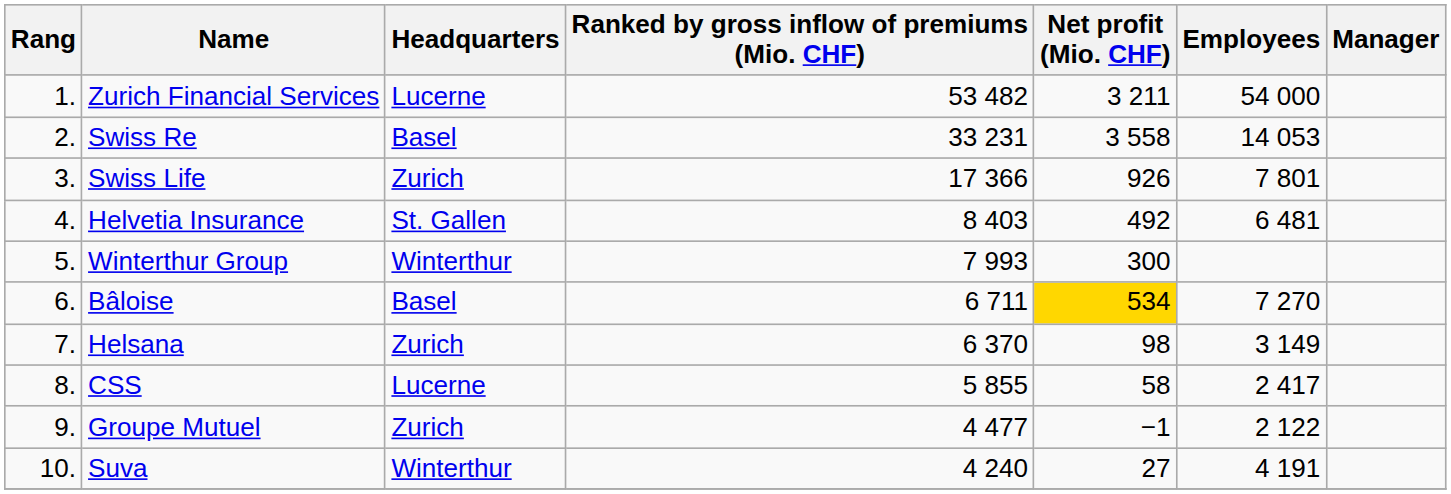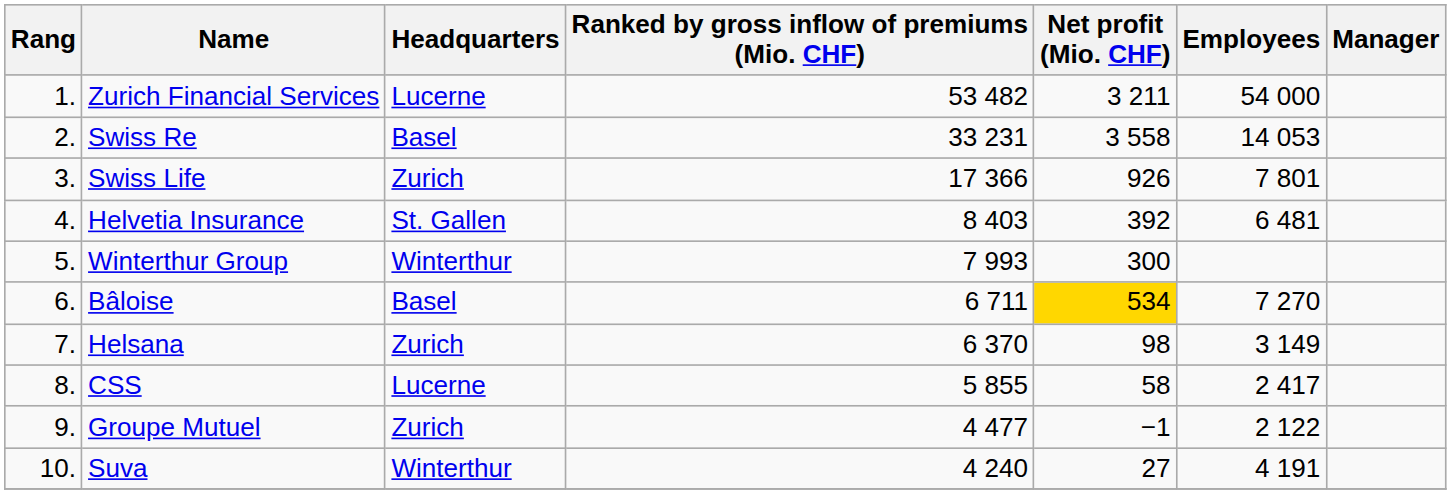(1149, 219) 492 -> (1149, 219) 392
